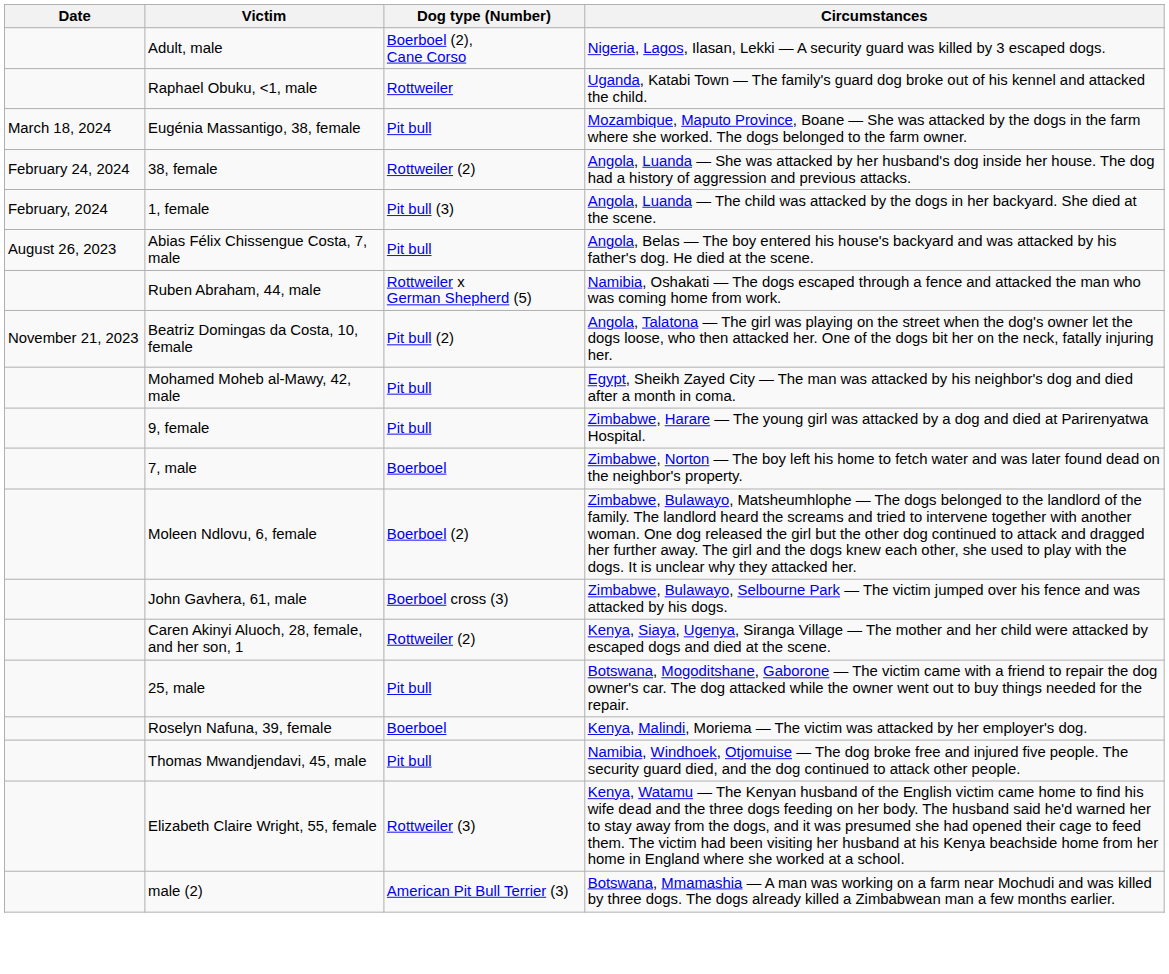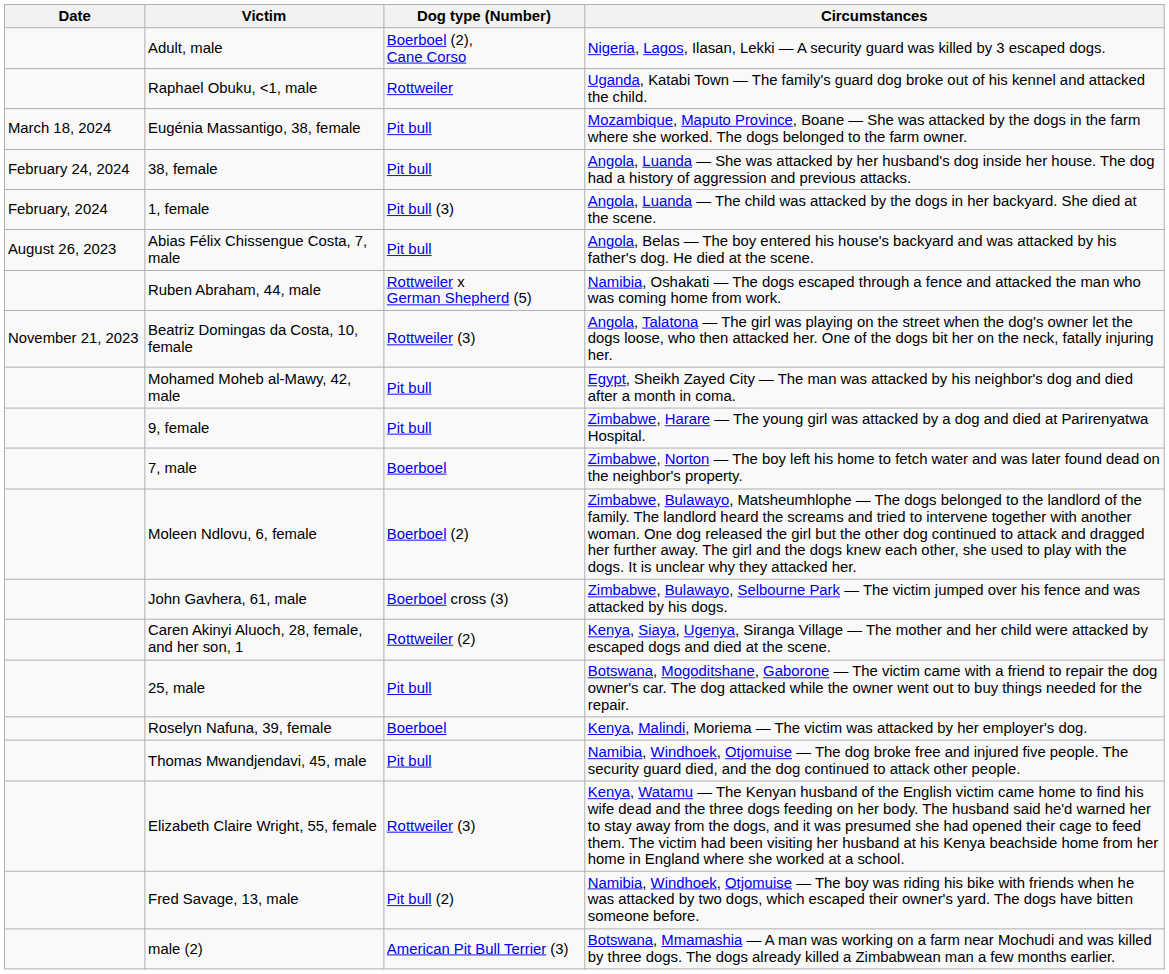(431, 169) Rottweiler (2) -> (409, 169) Pit bull
(420, 339) Pit bull (2) -> (431, 339) Rottweiler (3)
+ row: (223, 899)
